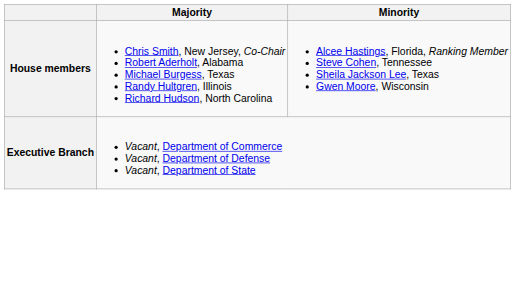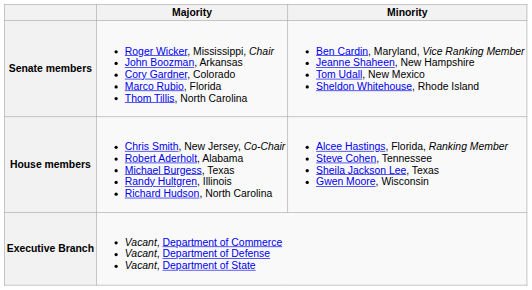+ row: (50, 68)
